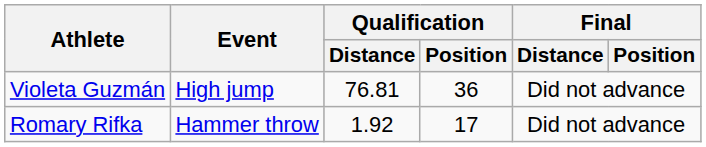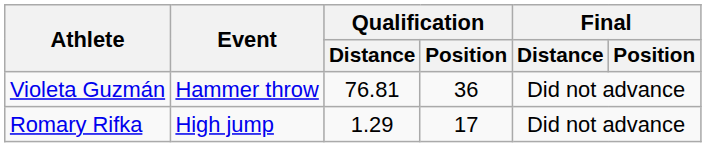(225, 90) High jump -> (247, 90) Hammer throw
(247, 124) Hammer throw -> (225, 124) High jump
(372, 124) 1.92 -> (372, 124) 1.29
